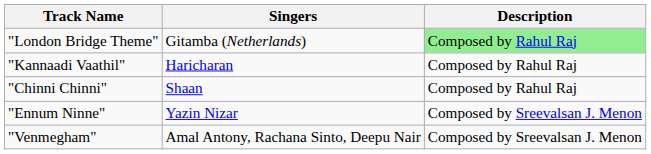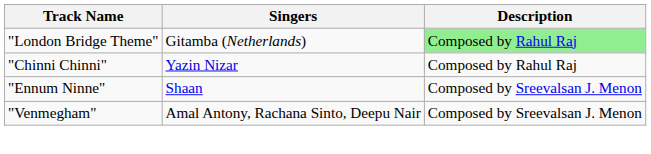- row: (67, 64)
(184, 88) Shaan -> (202, 64) Yazin Nizar
(202, 112) Yazin Nizar -> (184, 88) Shaan
